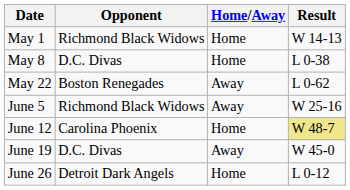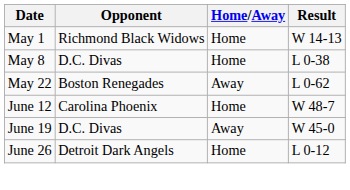- row: (26, 106)
(313, 128) khaki background -> (313, 106) no background
